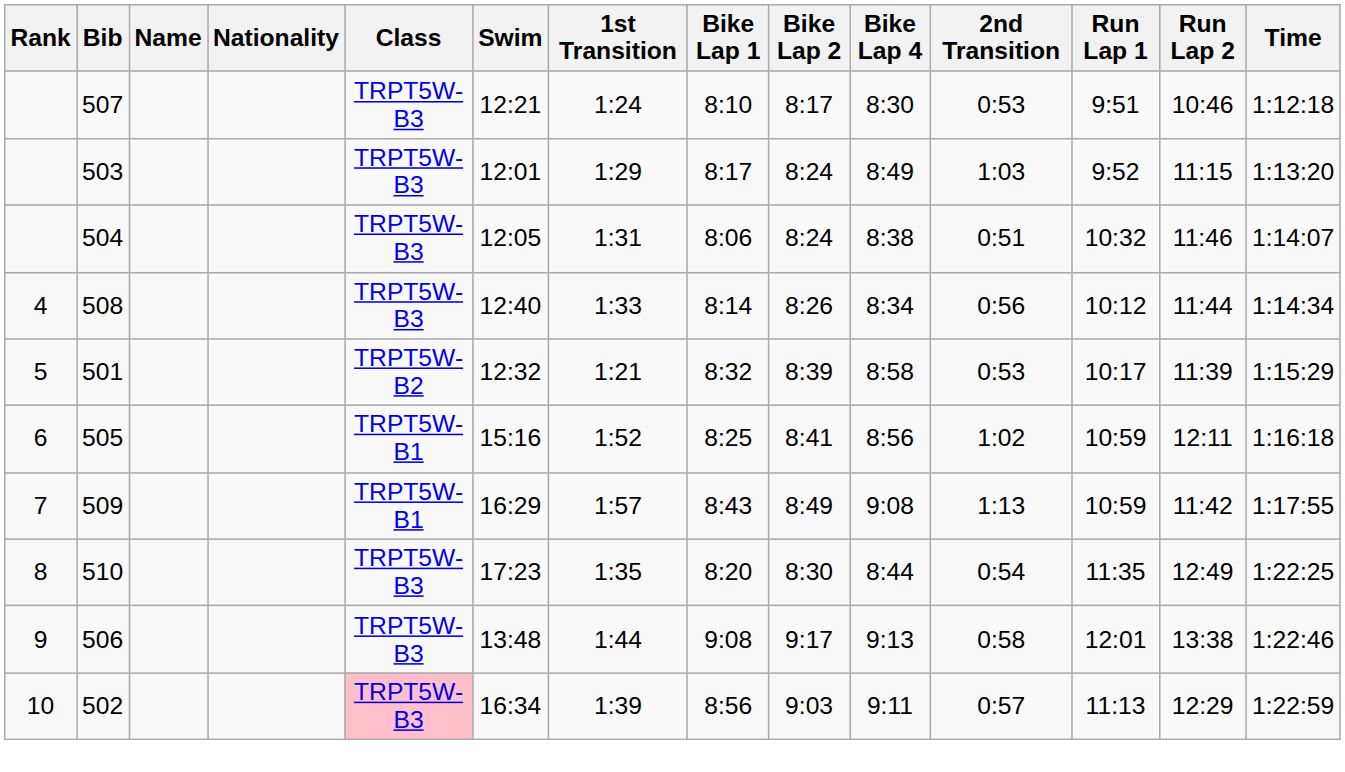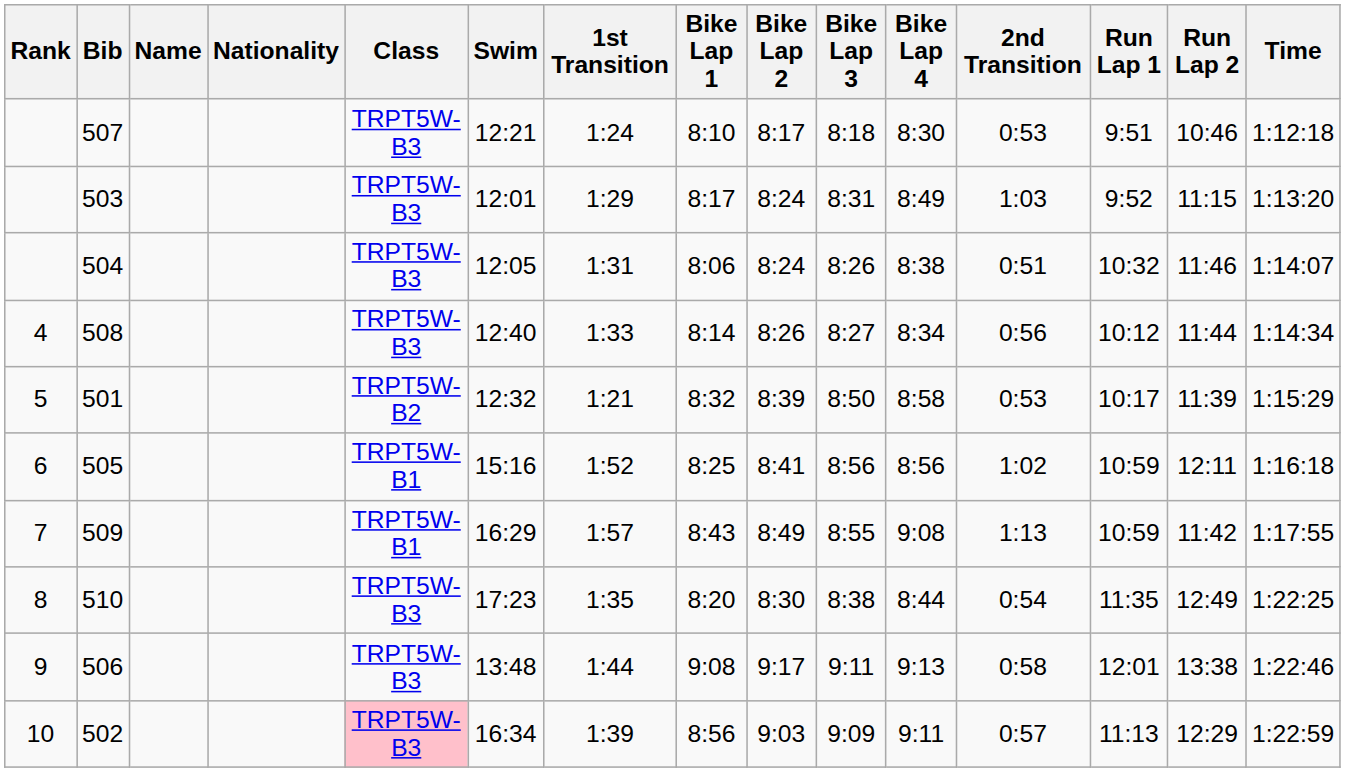+ column: (851, 51)
